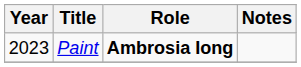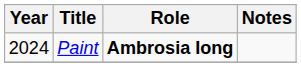(29, 47) 2023 -> (29, 47) 2024
